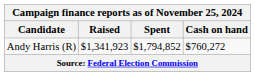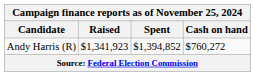(157, 46) $1,794,852 -> (157, 46) $1,394,852
